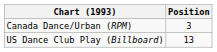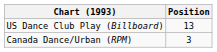rows swapped: (69, 26) <-> (85, 40)
